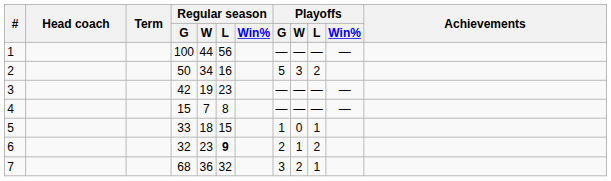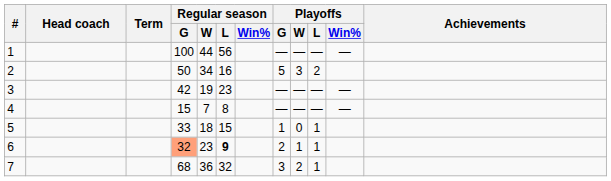(184, 147) no background -> (184, 147) lightsalmon background
(317, 147) 2 -> (317, 147) 1
